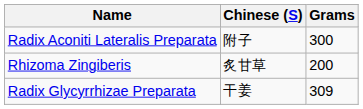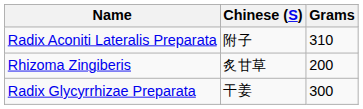(321, 40) 300 -> (321, 40) 310
(321, 91) 309 -> (321, 91) 300
